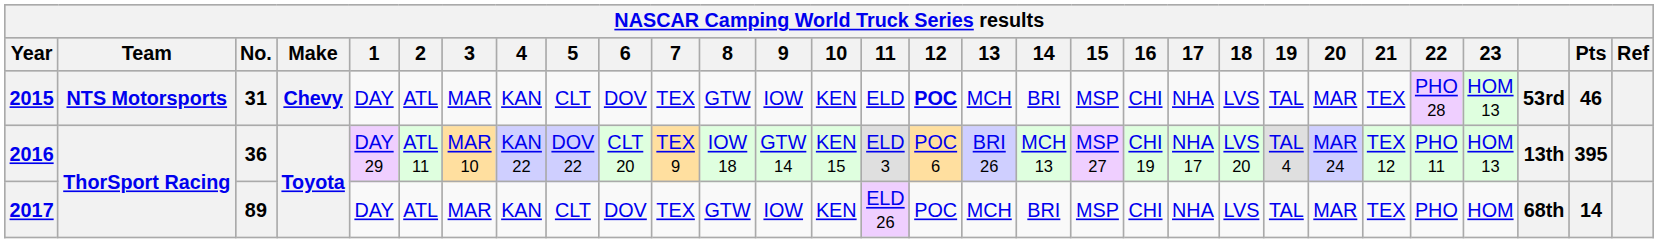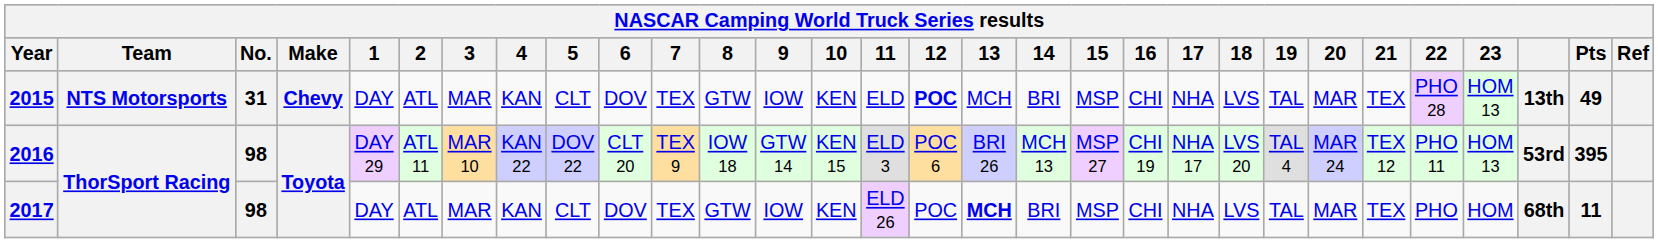(1544, 98) 53rd -> (1544, 98) 13th
(1591, 98) 46 -> (1591, 98) 49
(256, 154) 36 -> (256, 154) 98
(1544, 154) 13th -> (1544, 154) 53rd
(256, 209) 89 -> (256, 209) 98
(989, 209) normal -> (989, 209) bold
(1591, 209) 14 -> (1591, 209) 11
